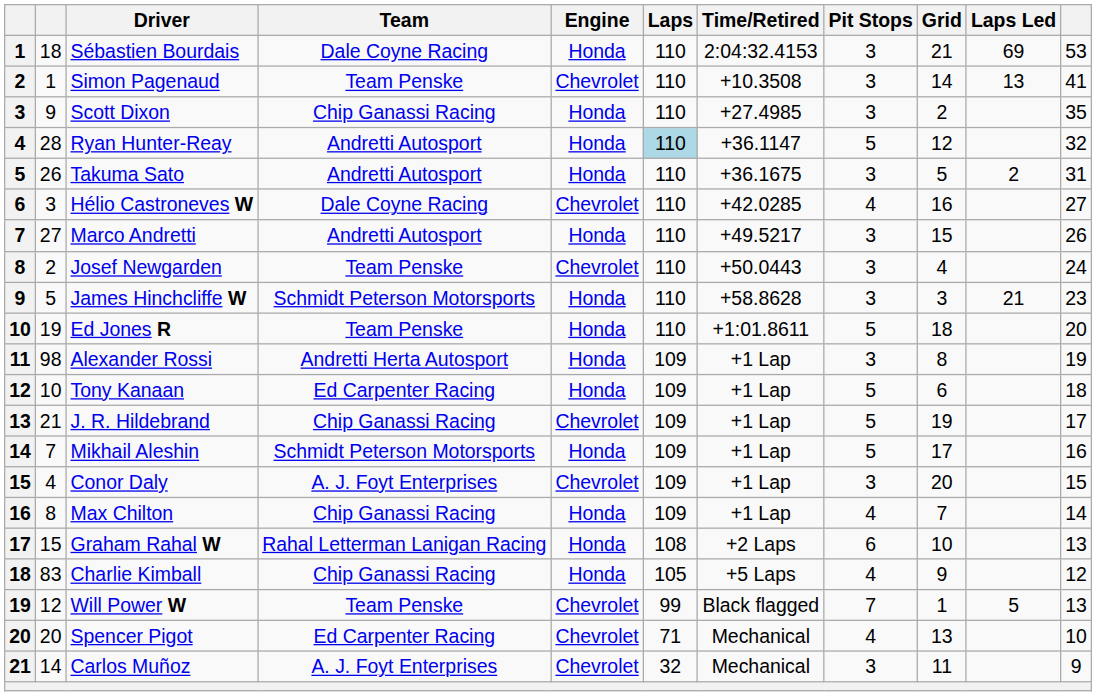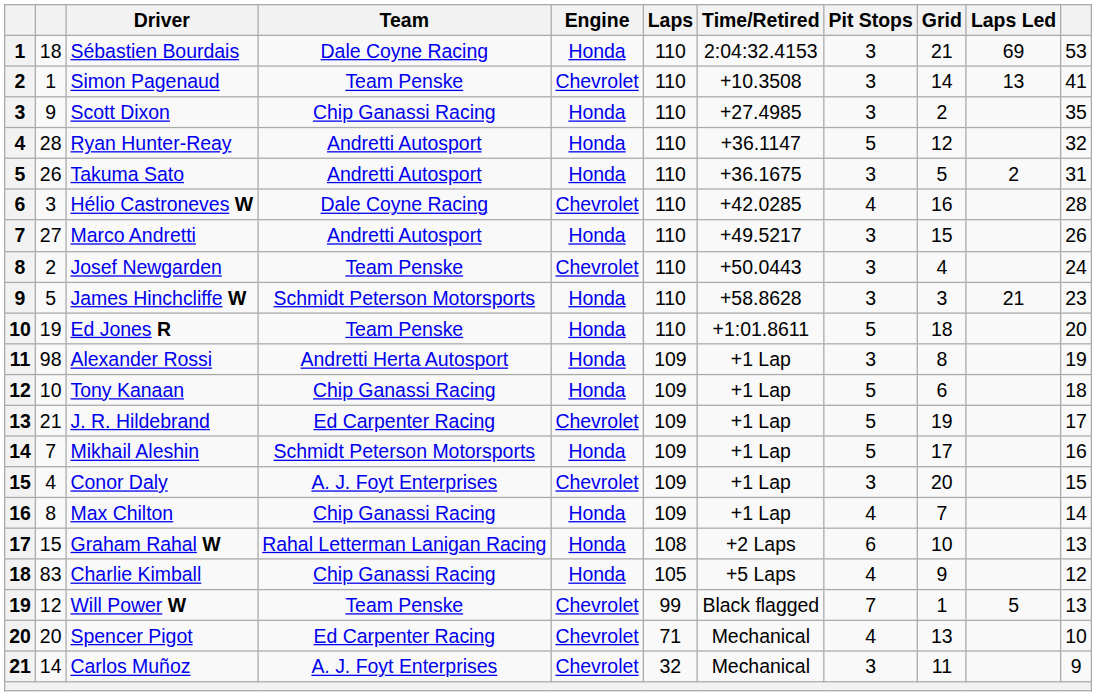(670, 143) lightblue background -> (670, 143) no background
(1076, 205) 27 -> (1076, 205) 28
(404, 390) Ed Carpenter Racing -> (404, 390) Chip Ganassi Racing
(404, 421) Chip Ganassi Racing -> (404, 421) Ed Carpenter Racing
